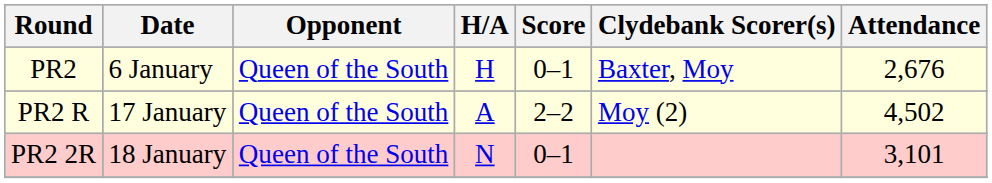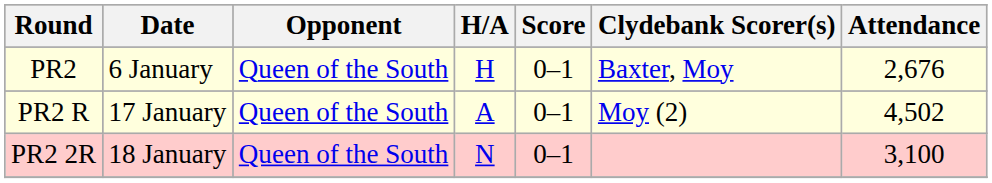(553, 111) 2–2 -> (553, 111) 0–1
(914, 154) 3,101 -> (914, 154) 3,100
